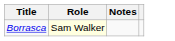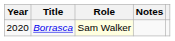+ column: (18, 12)
